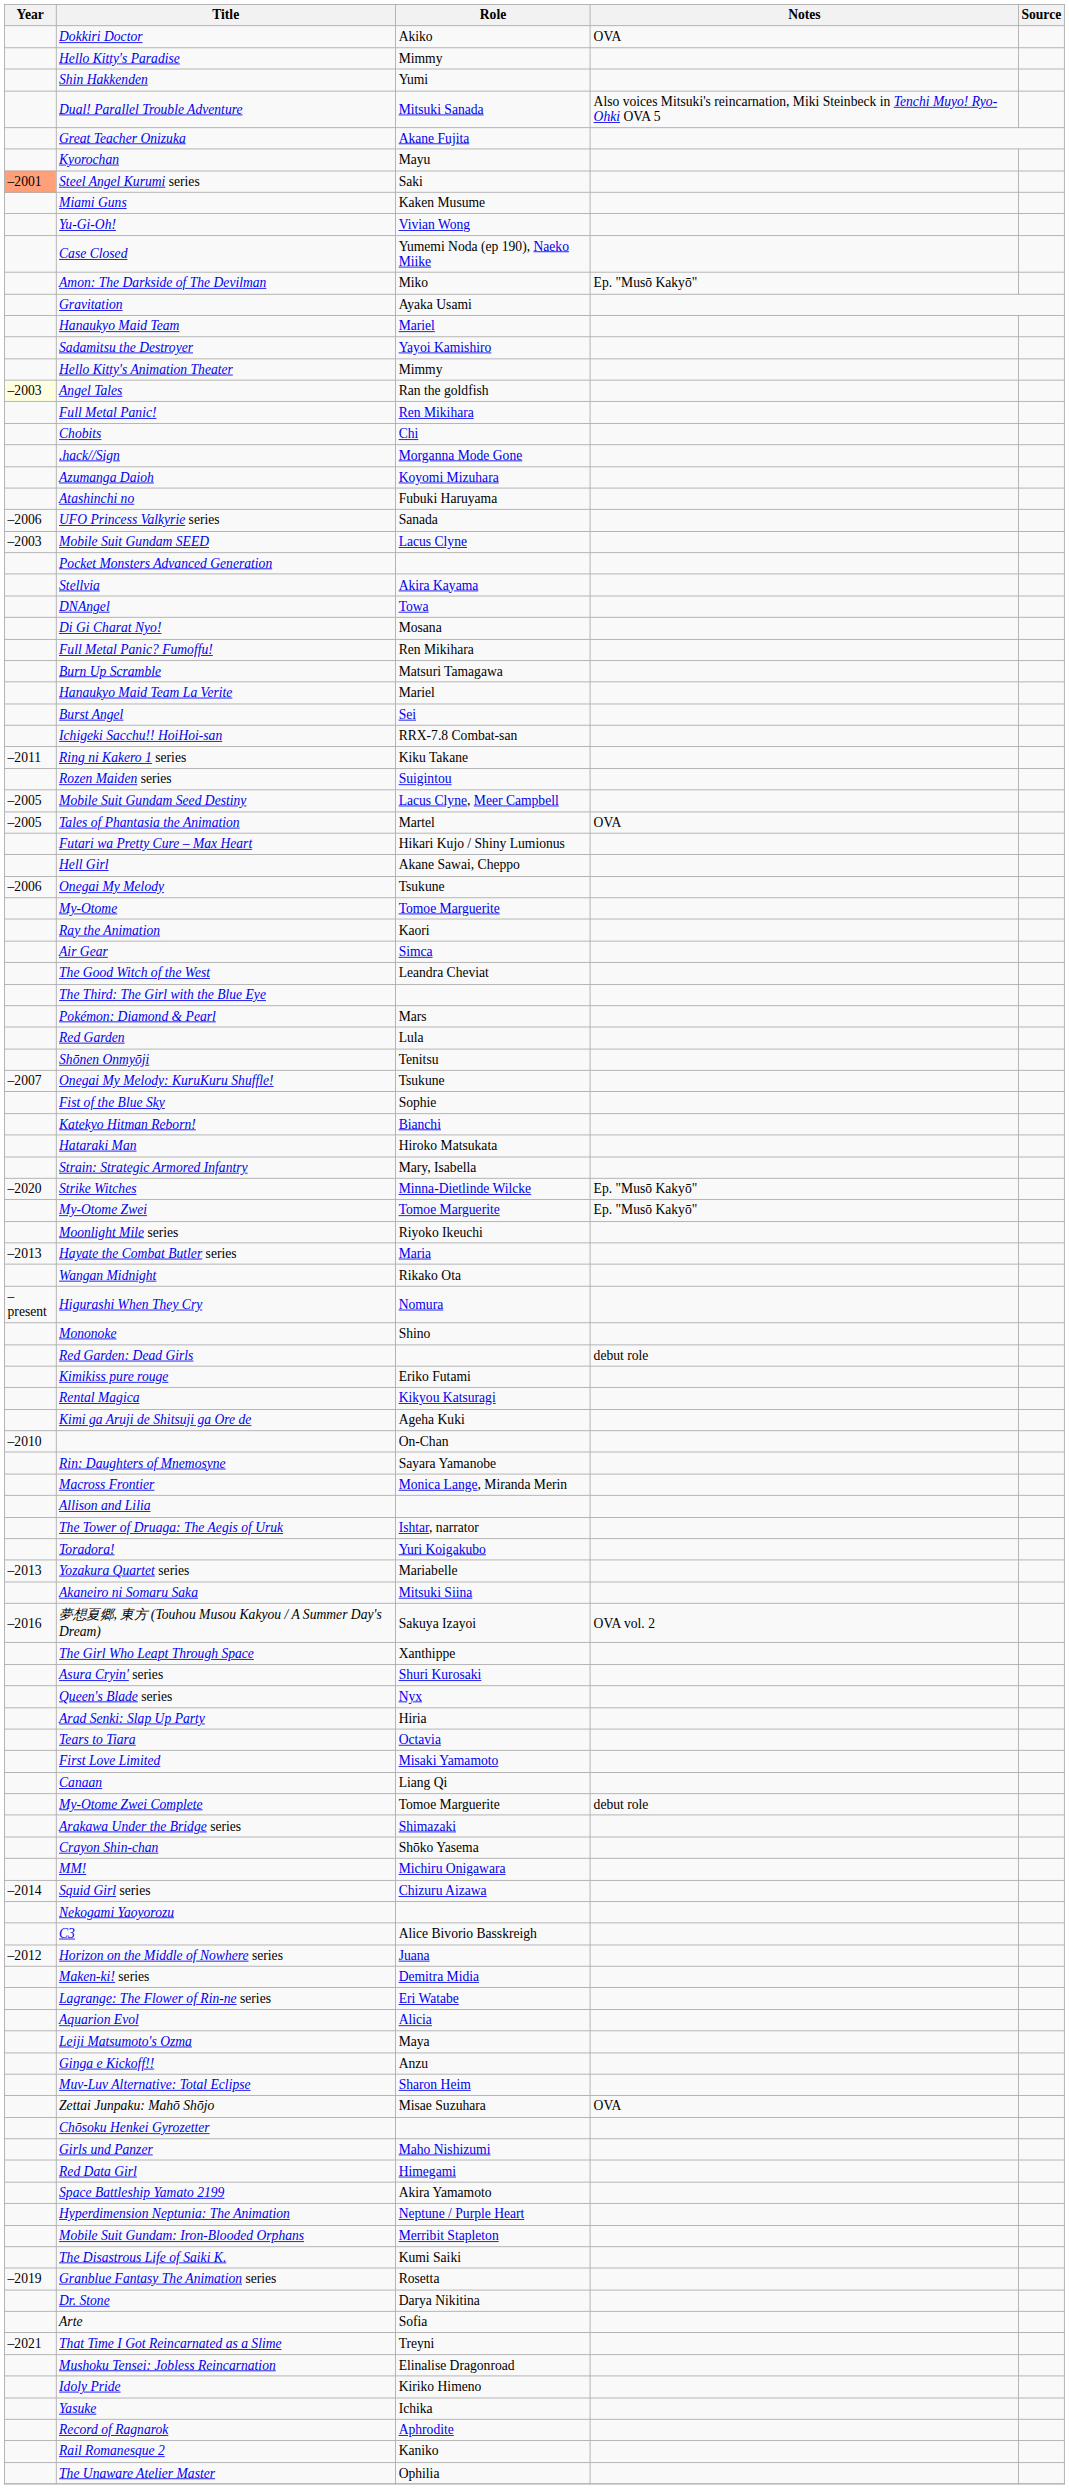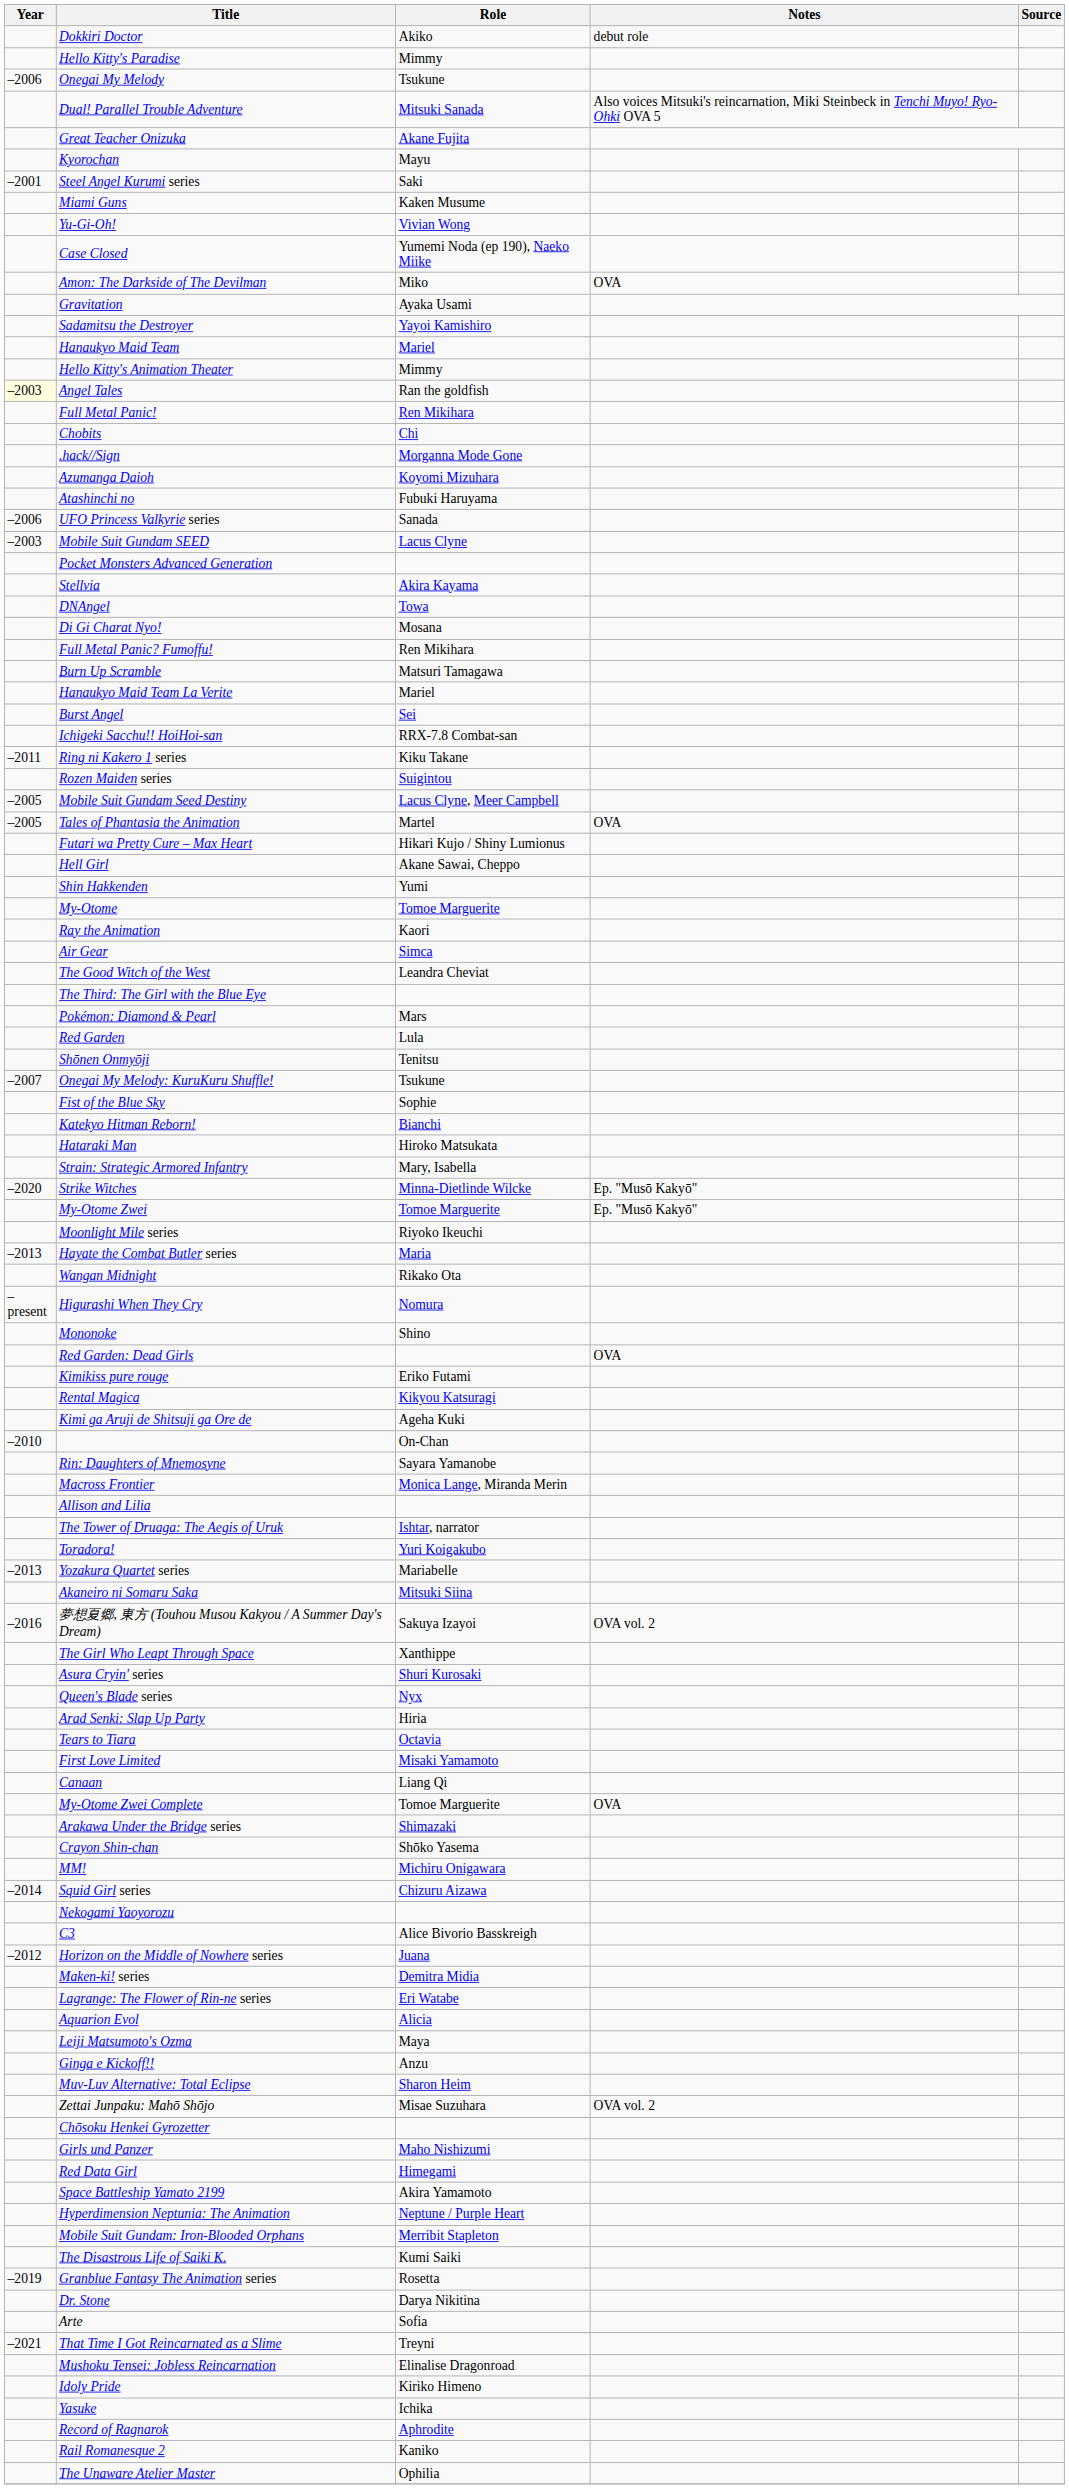(607, 36) OVA -> (621, 36) debut role
rows swapped: (103, 79) <-> (112, 887)
(25, 181) lightsalmon background -> (25, 181) no background
(645, 283) Ep. "Musō Kakyō" -> (607, 283) OVA
rows swapped: (126, 347) <-> (119, 326)
(621, 1355) debut role -> (607, 1355) OVA
(621, 1804) debut role -> (607, 1804) OVA
(607, 2106) OVA -> (624, 2106) OVA vol. 2
